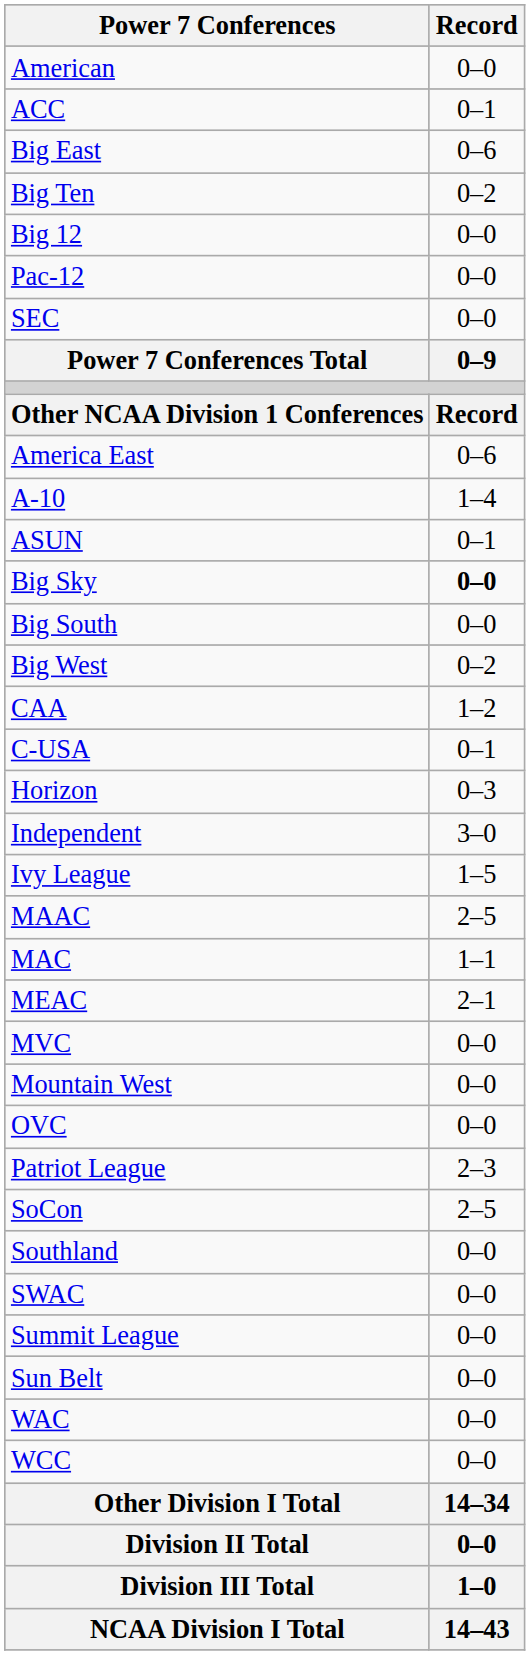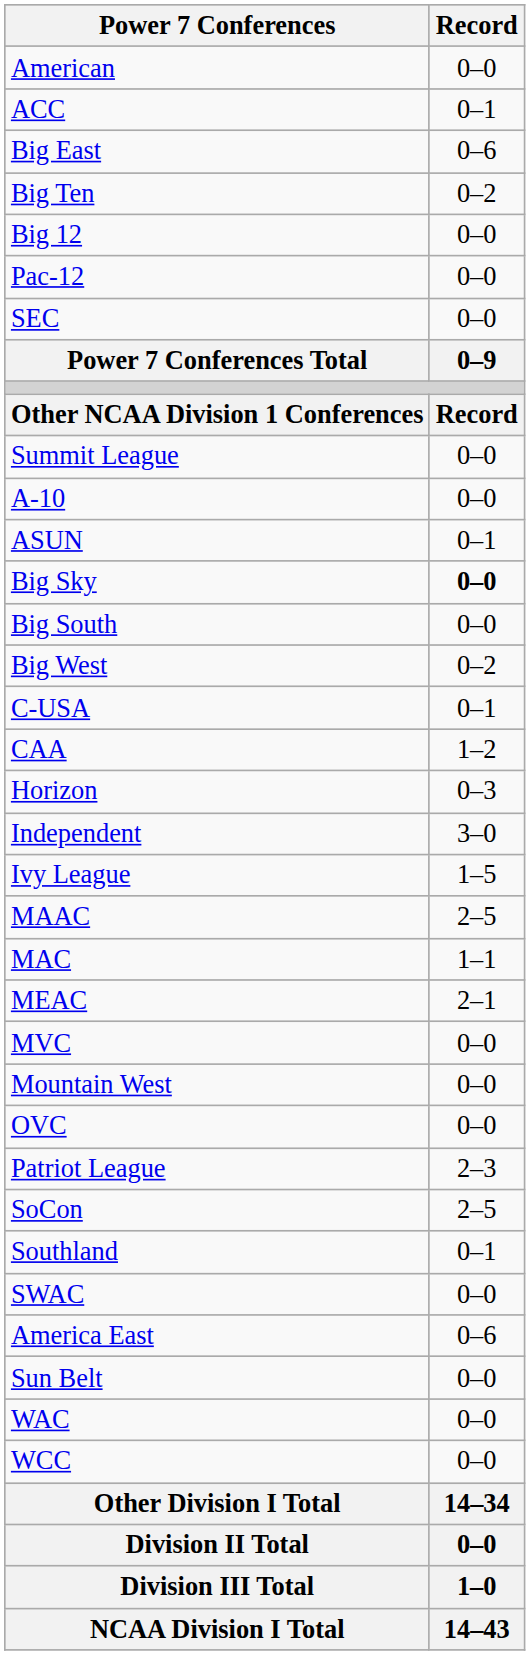rows swapped: (82, 456) <-> (95, 1335)
(477, 498) 1–4 -> (477, 498) 0–0
rows swapped: (39, 707) <-> (51, 749)
(477, 1251) 0–0 -> (477, 1251) 0–1
